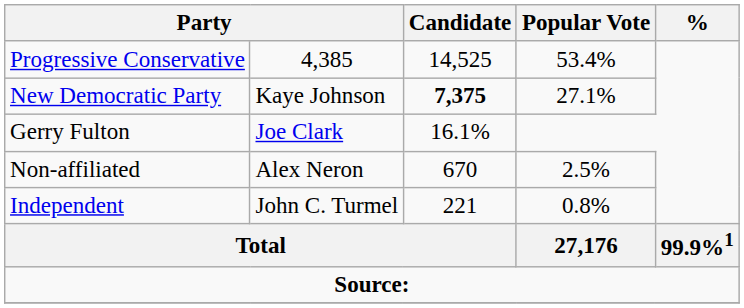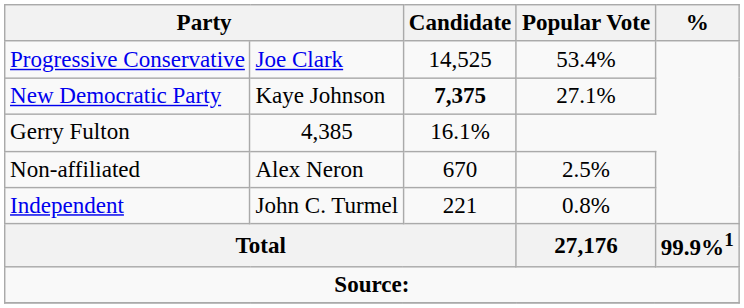(327, 59) 4,385 -> (299, 59) Joe Clark
(299, 132) Joe Clark -> (327, 132) 4,385
